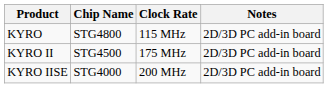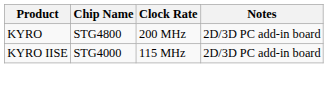(162, 33) 115 MHz -> (162, 33) 200 MHz
- row: (30, 53)
(162, 72) 200 MHz -> (162, 53) 115 MHz
